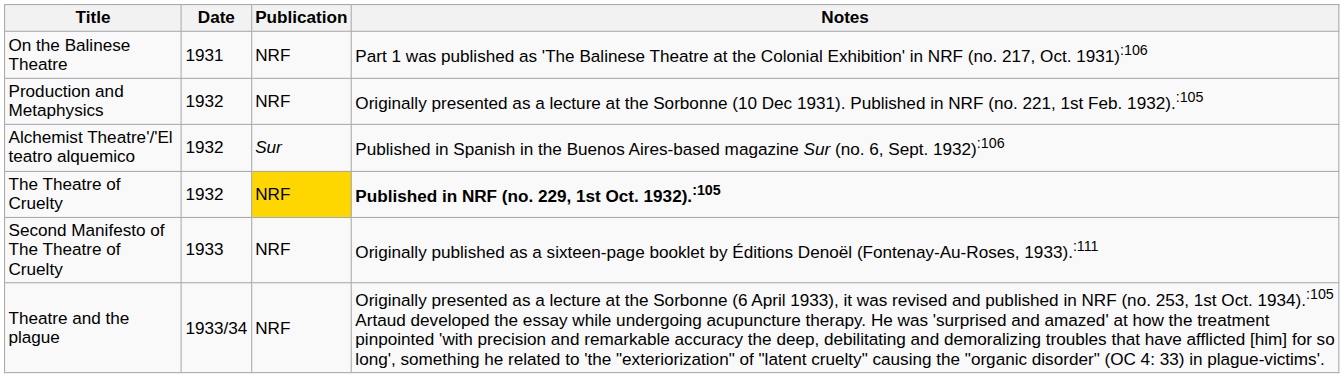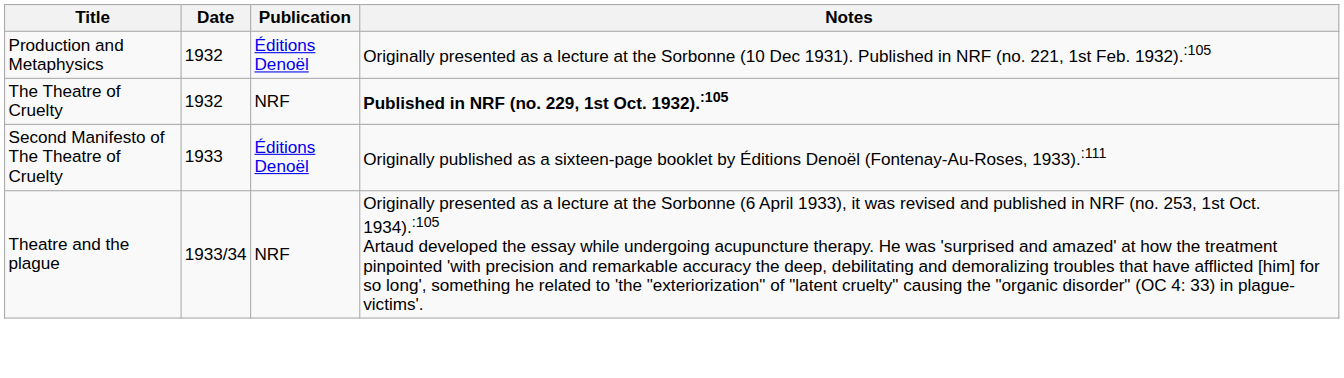- row: (69, 54)
(273, 101) NRF -> (285, 54) Éditions Denoël
- row: (91, 147)
(273, 194) gold background -> (272, 101) no background
(273, 250) NRF -> (285, 157) Éditions Denoël
